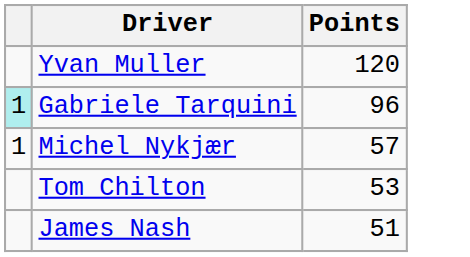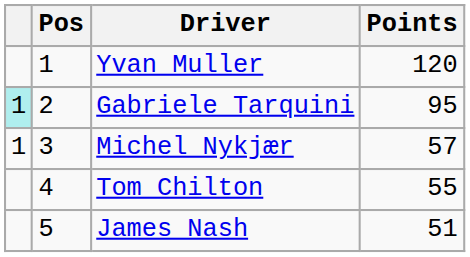+ column: (61, 26)
(385, 108) 96 -> (443, 108) 95
(385, 189) 53 -> (443, 189) 55
